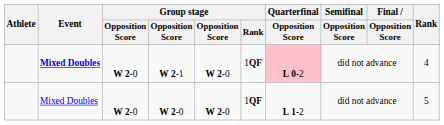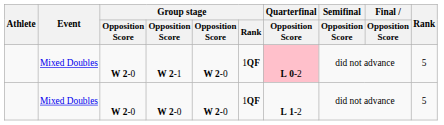(70, 64) bold -> (69, 64) normal
(426, 64) 4 -> (424, 64) 5
